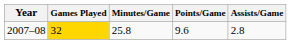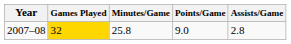(182, 30) 9.6 -> (182, 30) 9.0
